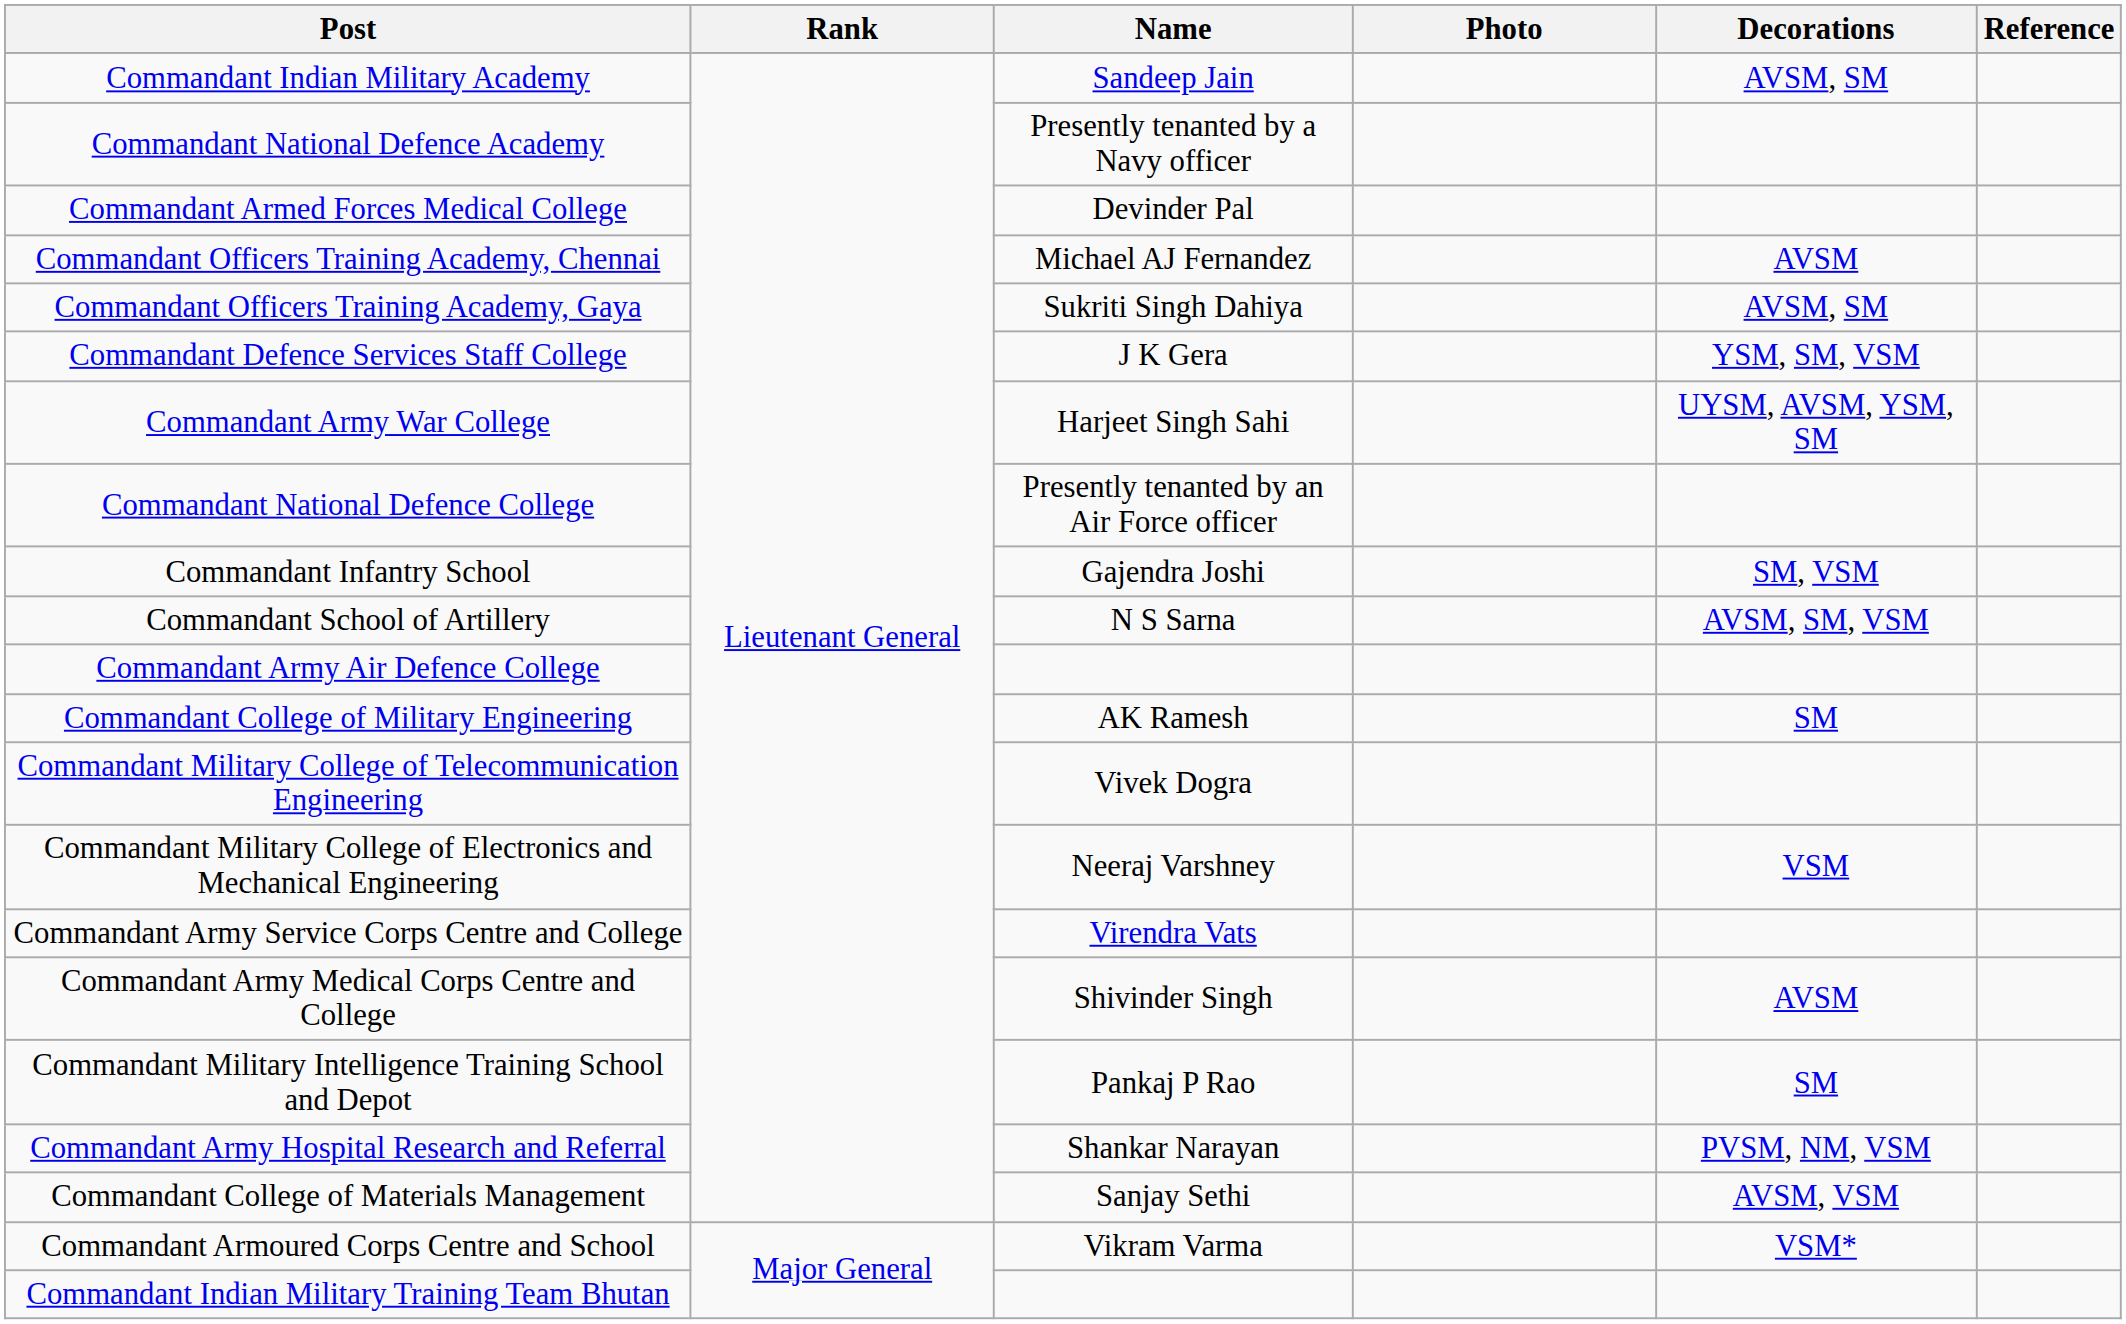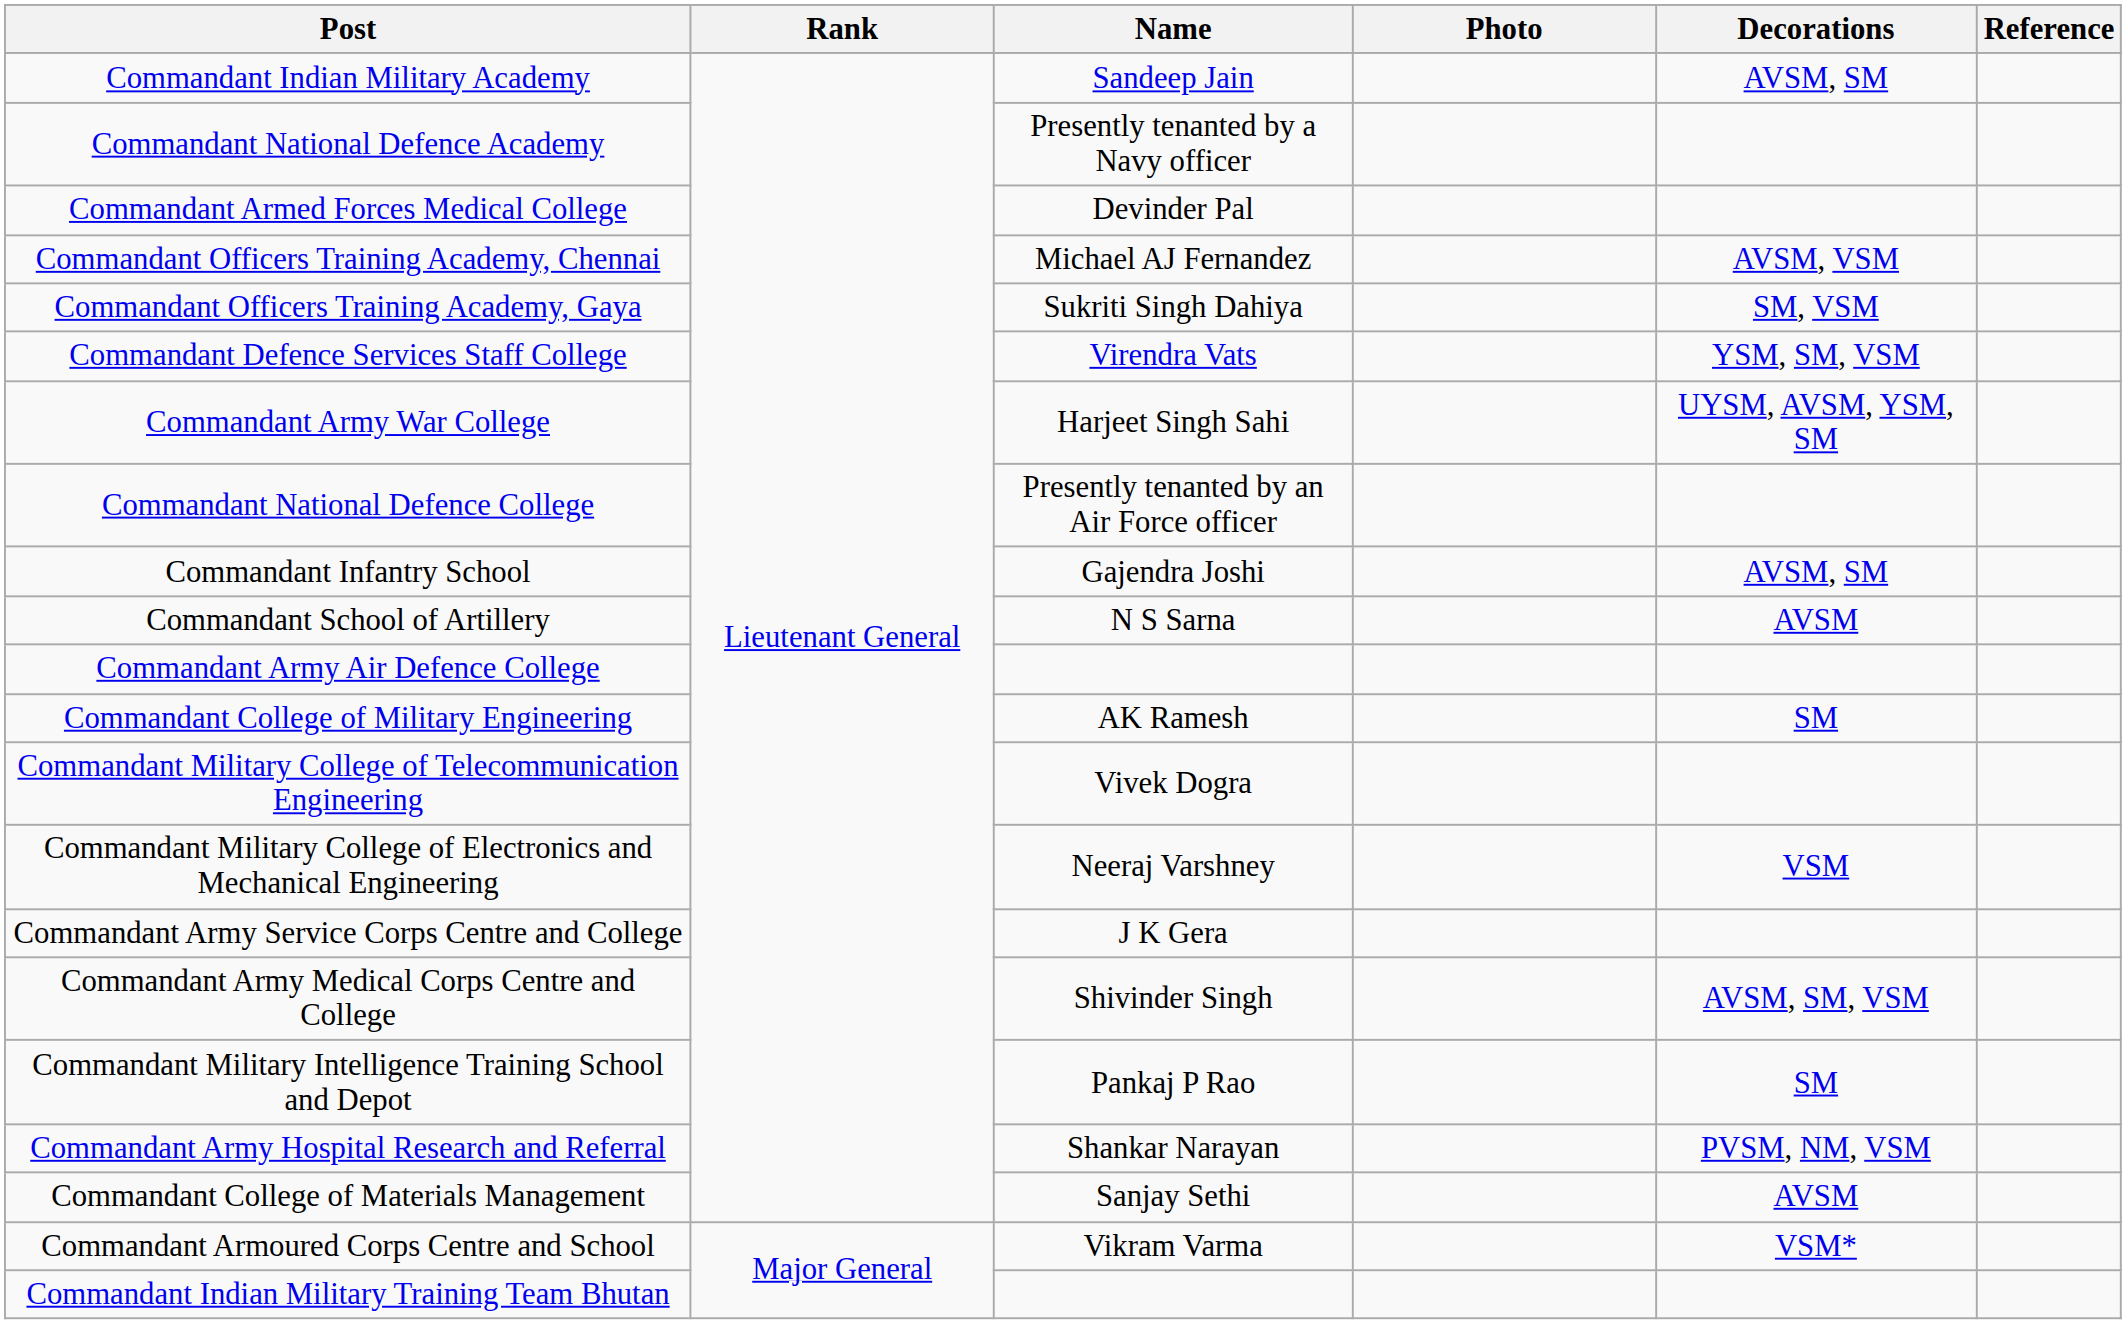(1816, 258) AVSM -> (1816, 258) AVSM, VSM
(1816, 307) AVSM, SM -> (1816, 307) SM, VSM
(1173, 355) J K Gera -> (1173, 355) Virendra Vats
(1816, 571) SM, VSM -> (1816, 571) AVSM, SM
(1816, 619) AVSM, SM, VSM -> (1816, 619) AVSM
(1173, 932) Virendra Vats -> (1173, 932) J K Gera
(1816, 998) AVSM -> (1816, 998) AVSM, SM, VSM
(1816, 1196) AVSM, VSM -> (1816, 1196) AVSM
